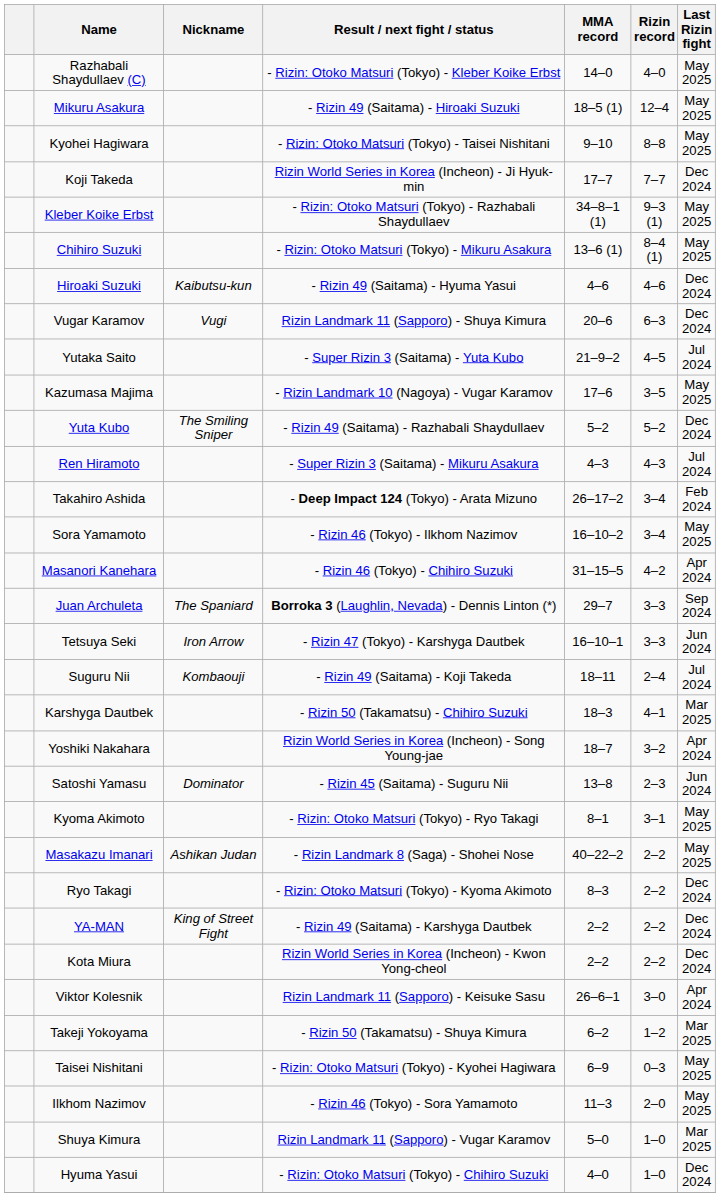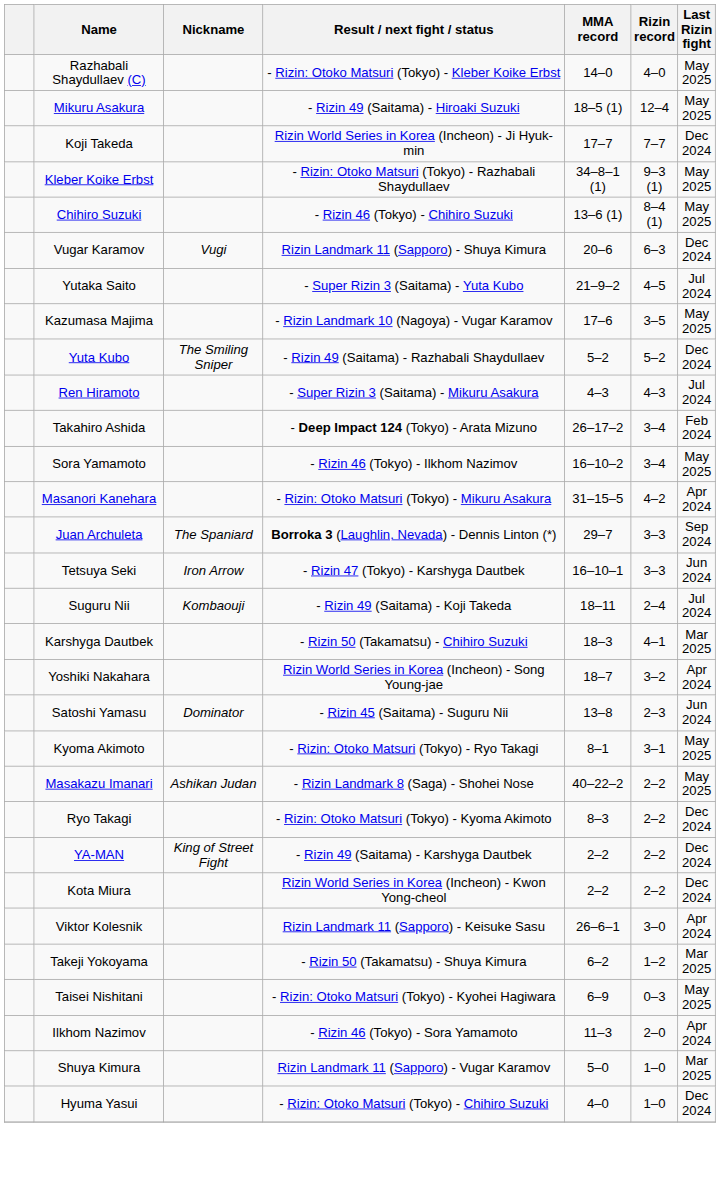- row: (99, 143)
(414, 250) - Rizin: Otoko Matsuri (Tokyo) - Mikuru Asakura -> (414, 214) - Rizin 46 (Tokyo) - Chihiro Suzuki
- row: (99, 286)
(414, 570) - Rizin 46 (Tokyo) - Chihiro Suzuki -> (414, 499) - Rizin: Otoko Matsuri (Tokyo) - Mikuru Asakura
(697, 1104) May 2025 -> (697, 1032) Apr 2024
